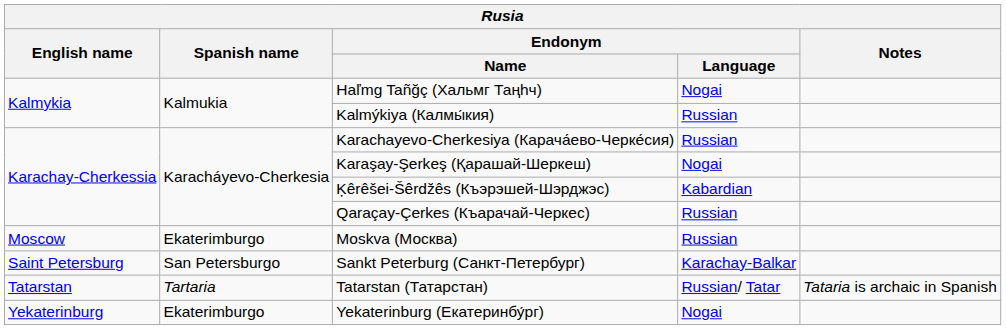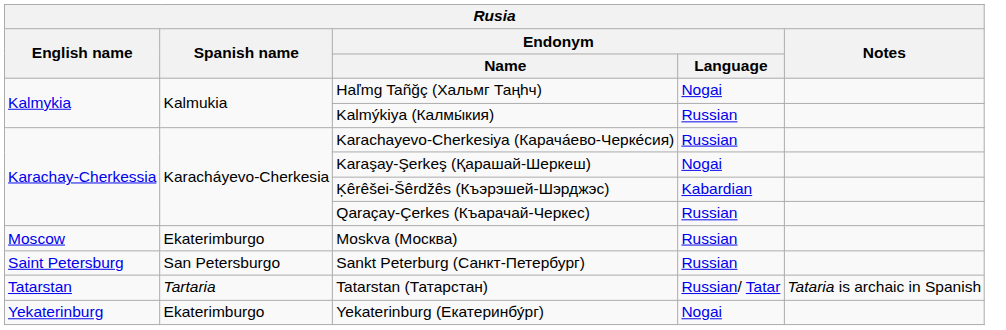(739, 262) Karachay-Balkar -> (709, 262) Russian
